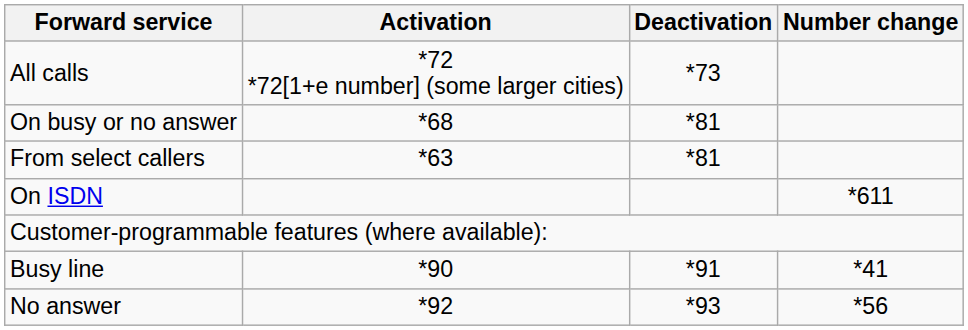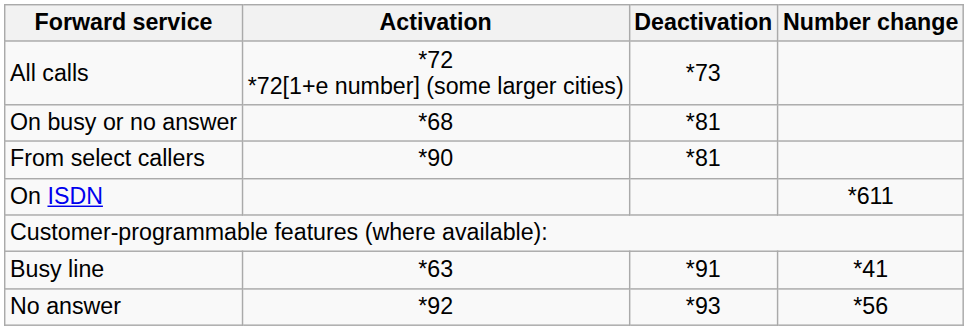(436, 159) *63 -> (436, 159) *90
(436, 269) *90 -> (436, 269) *63
